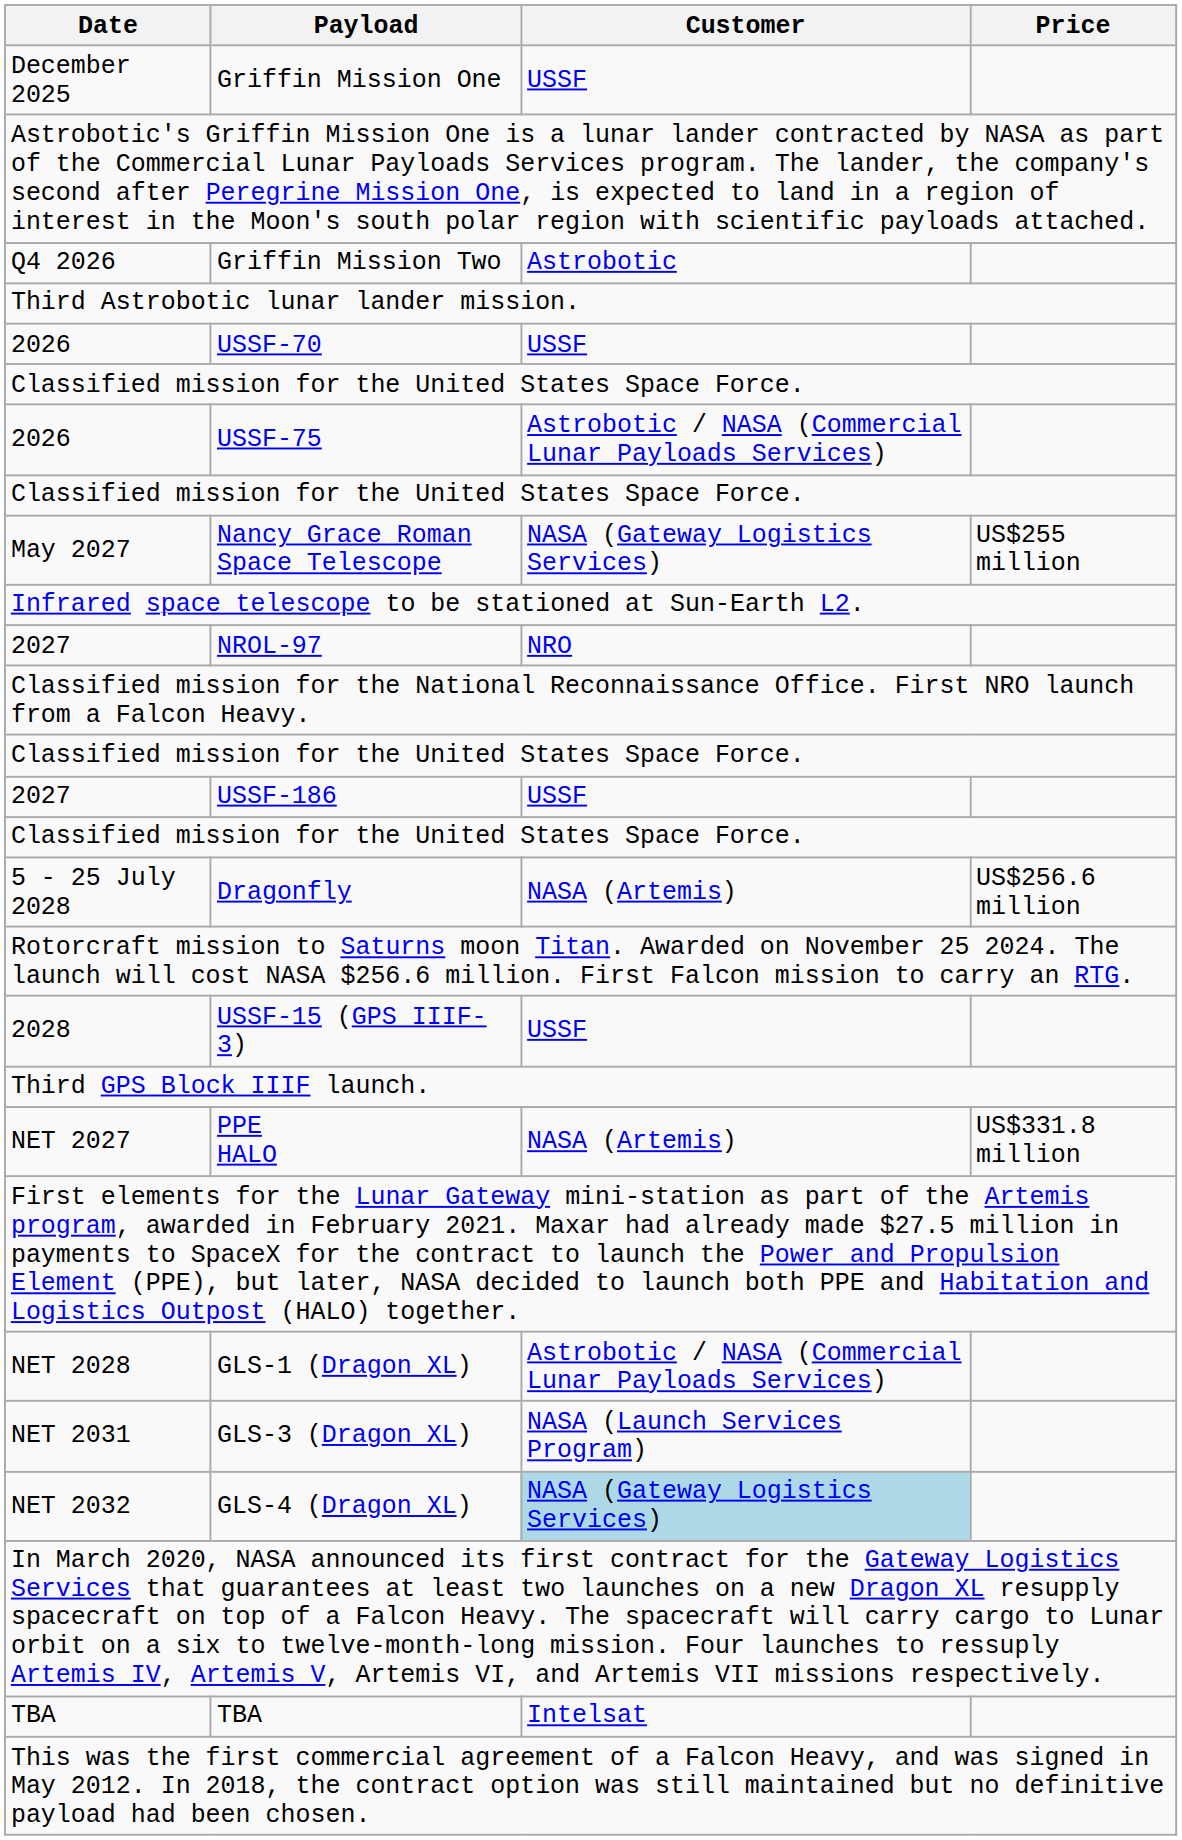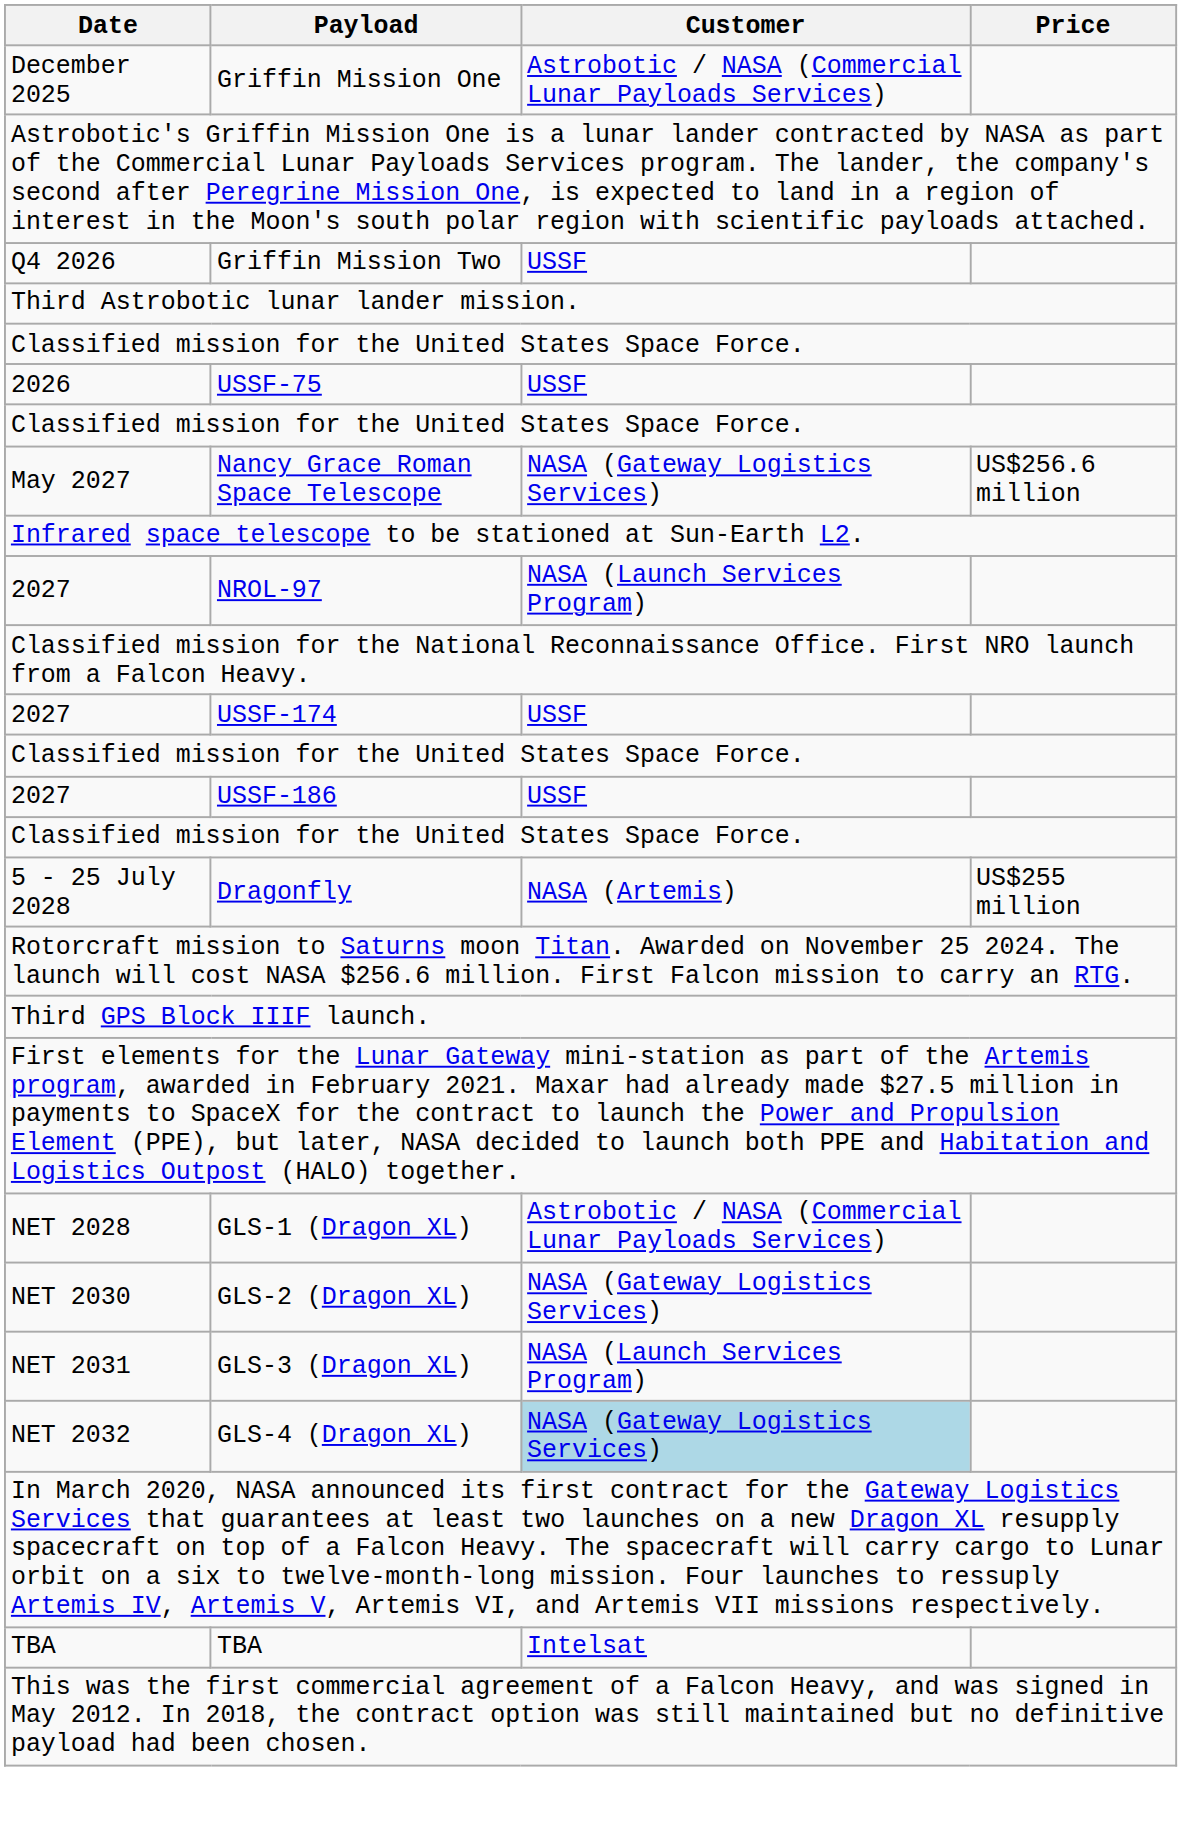(557, 80) USSF -> (744, 80) Astrobotic / NASA (Commercial Lunar Payloads Services)
(602, 263) Astrobotic -> (557, 263) USSF
- row: (41, 344)
(744, 440) Astrobotic / NASA (Commercial Lunar Payloads Services) -> (557, 385) USSF
(1028, 550) US$255 million -> (1036, 480) US$256.6 million
(550, 646) NRO -> (684, 590) NASA (Launch Services Program)
+ row: (41, 715)
(1036, 892) US$256.6 million -> (1028, 892) US$255 million
- row: (41, 1031)
- row: (71, 1141)
+ row: (71, 1297)
